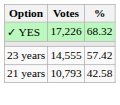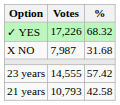+ row: (21, 50)
